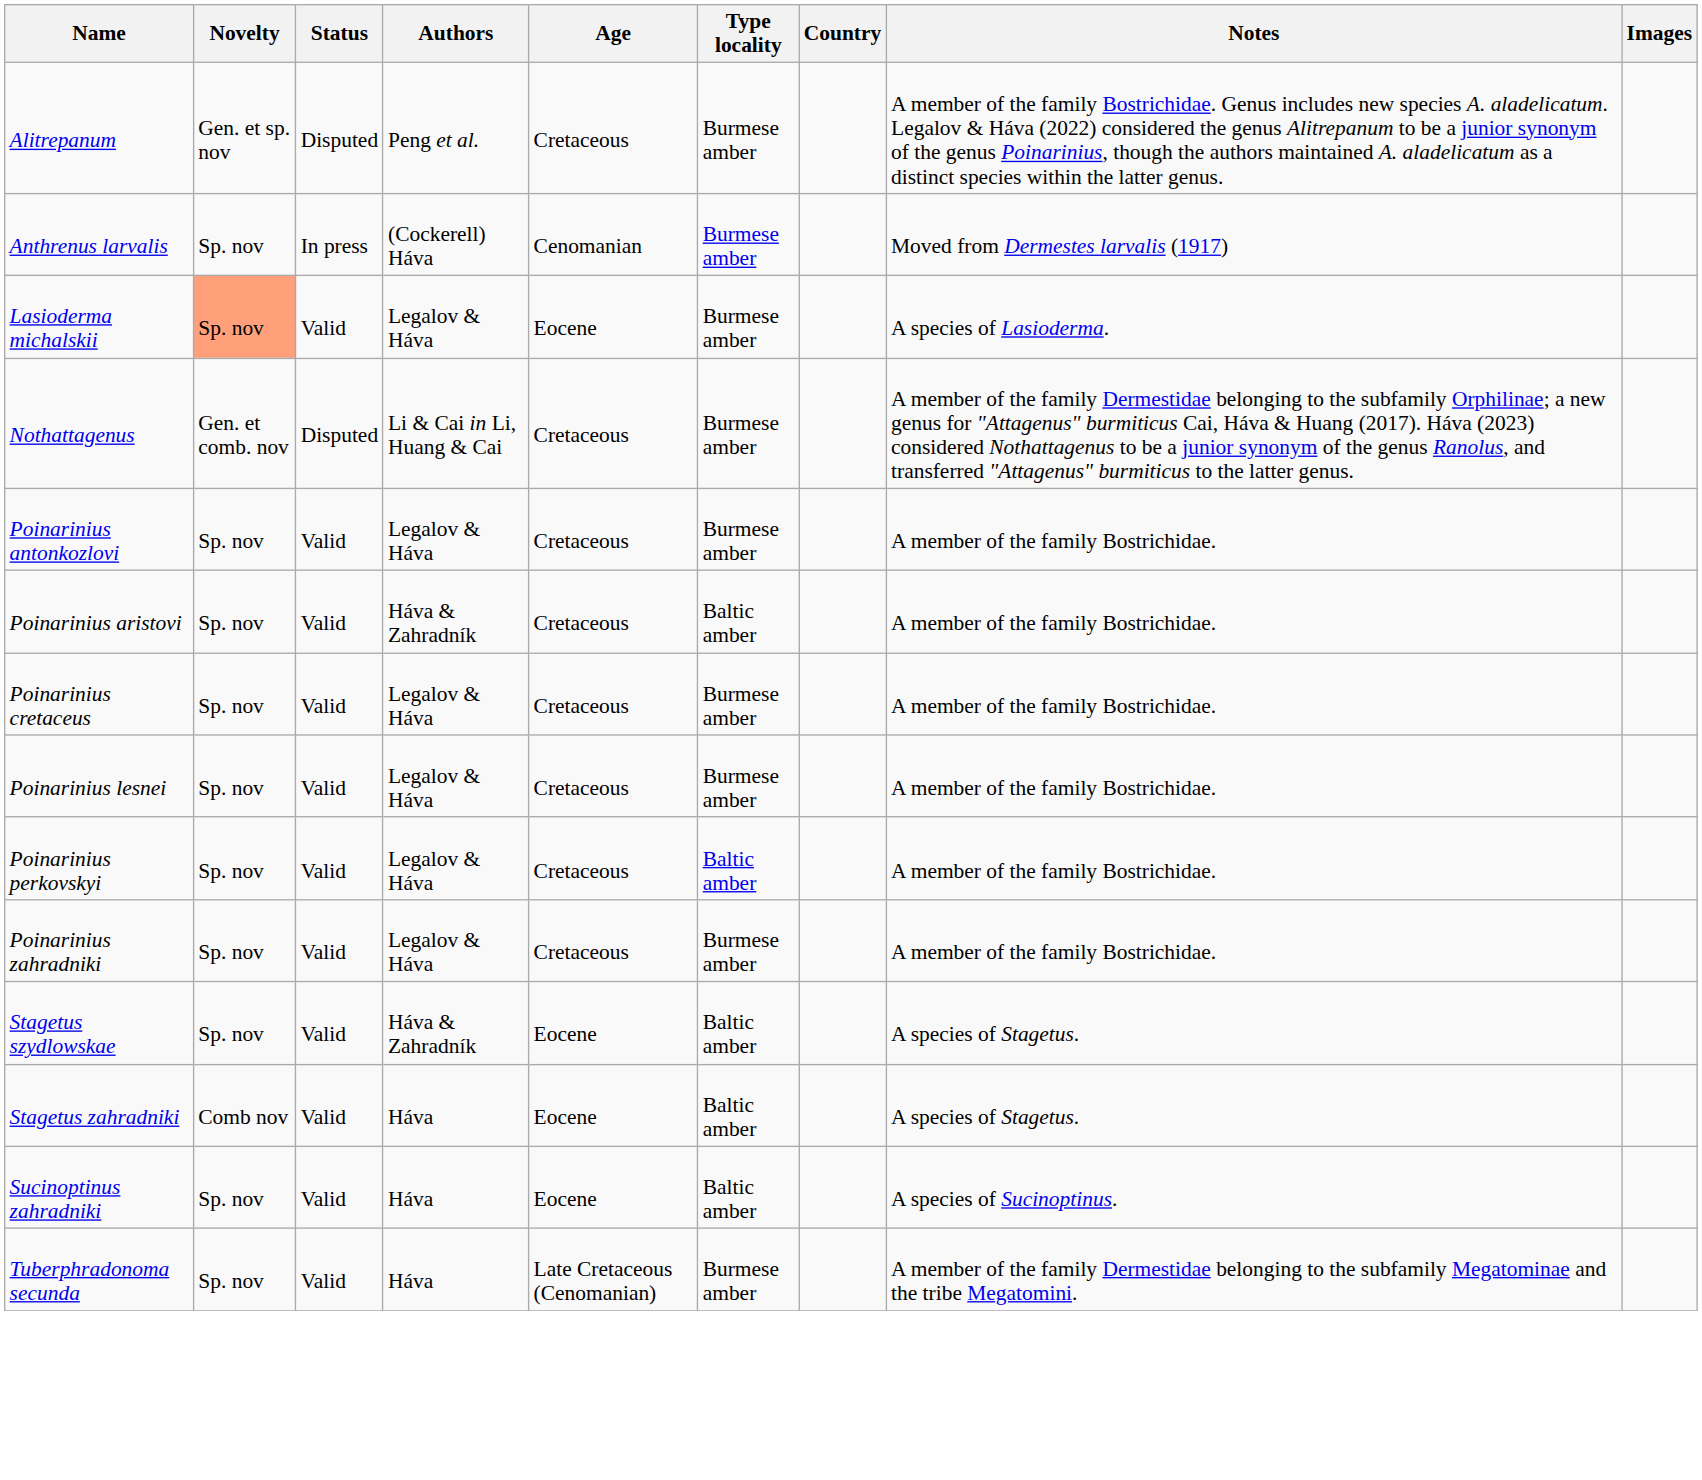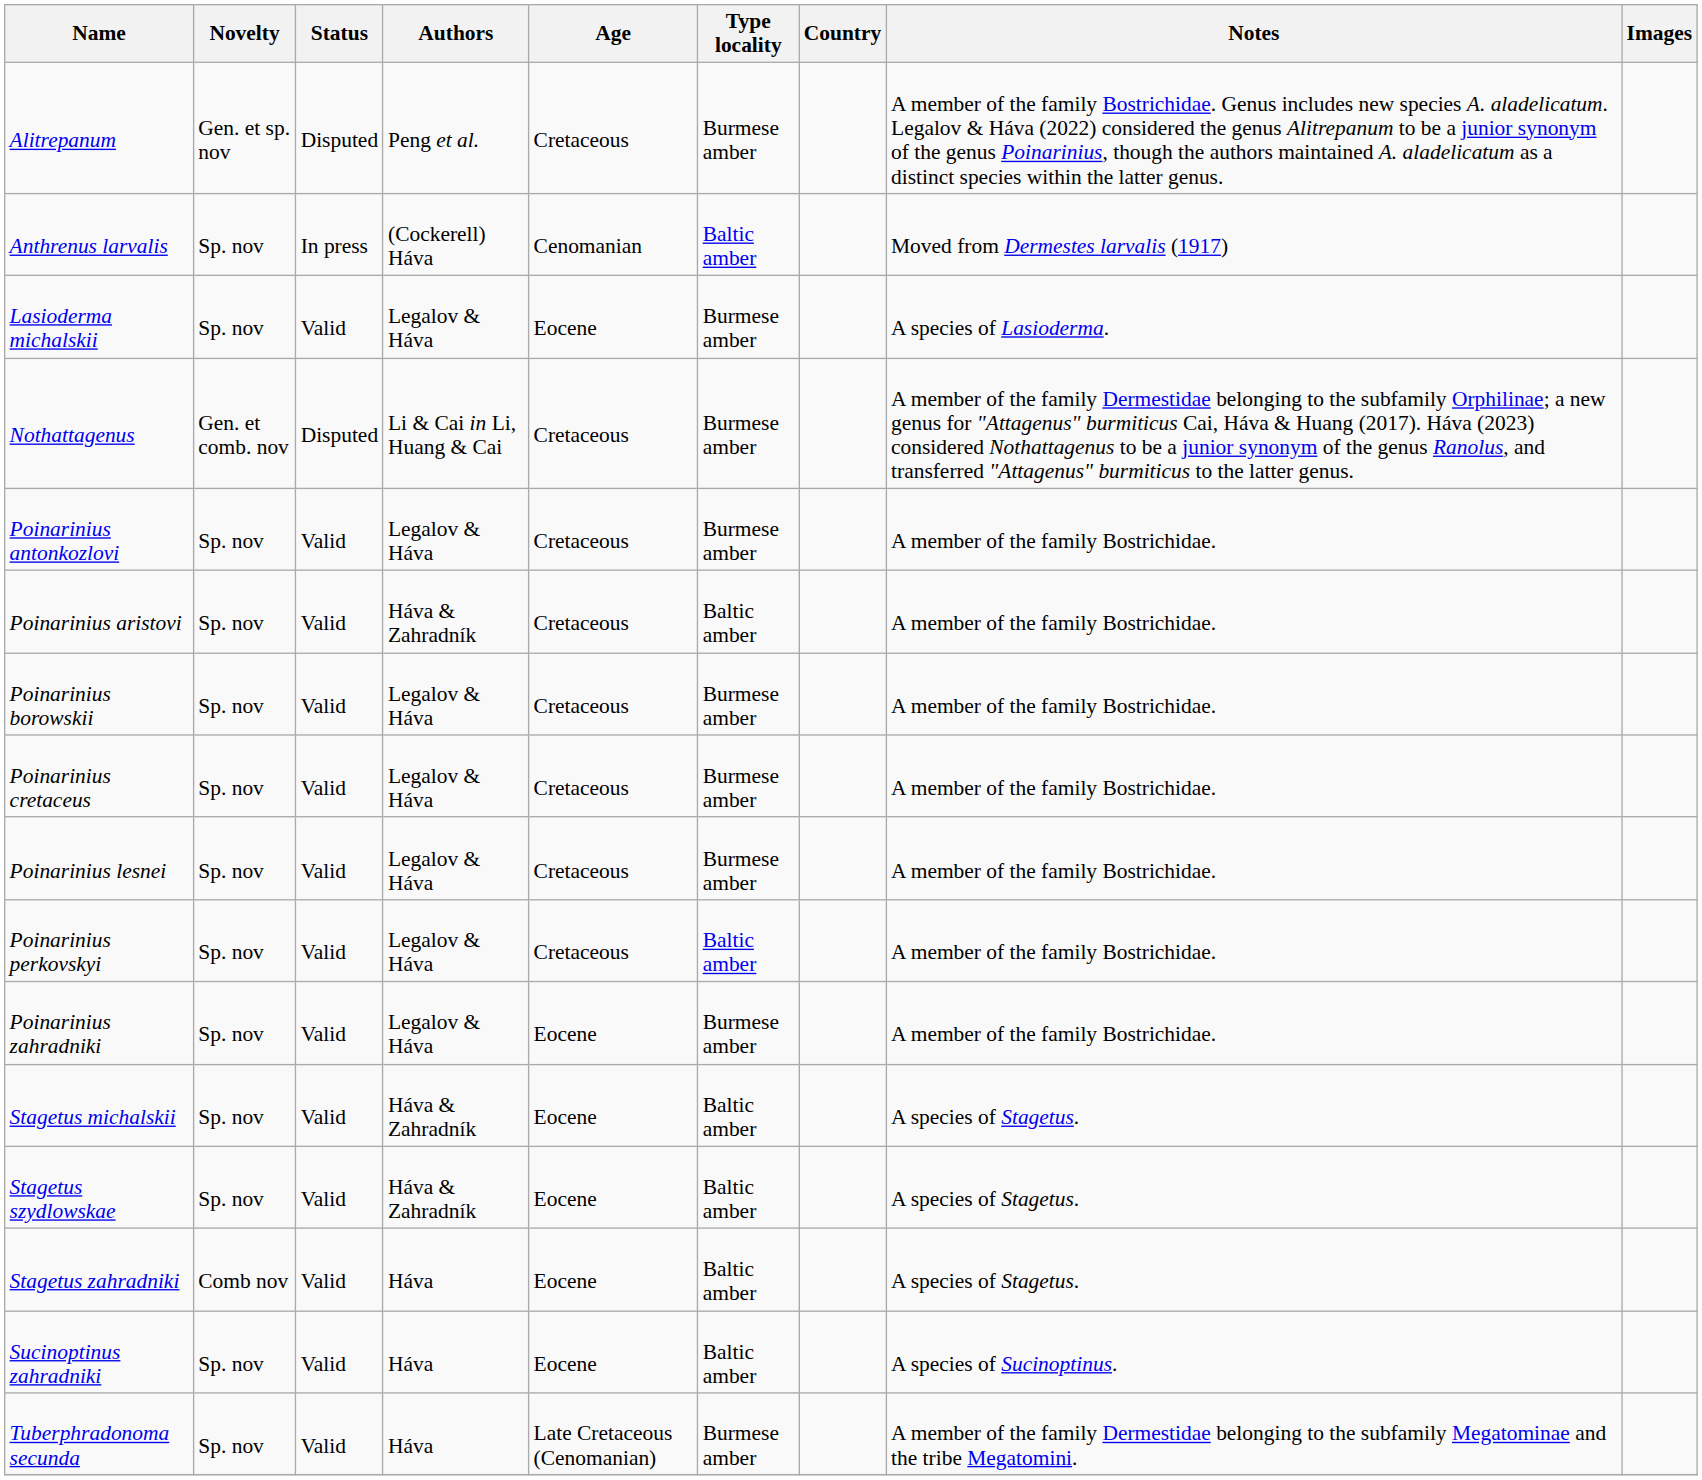(741, 246) Burmese amber -> (729, 246) Baltic amber
(231, 328) lightsalmon background -> (231, 328) no background
+ row: (60, 705)
(581, 952) Cretaceous -> (565, 1034) Eocene
+ row: (93, 1116)
